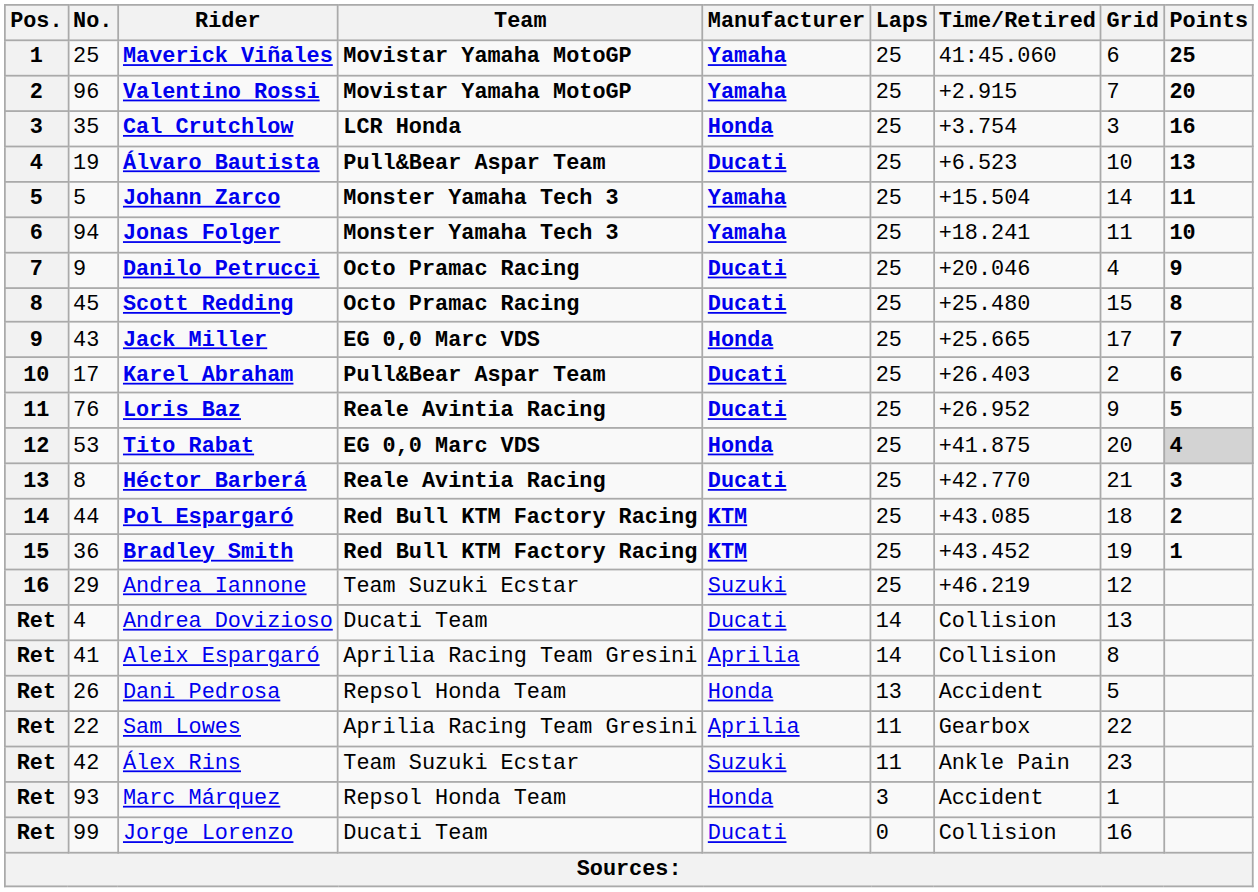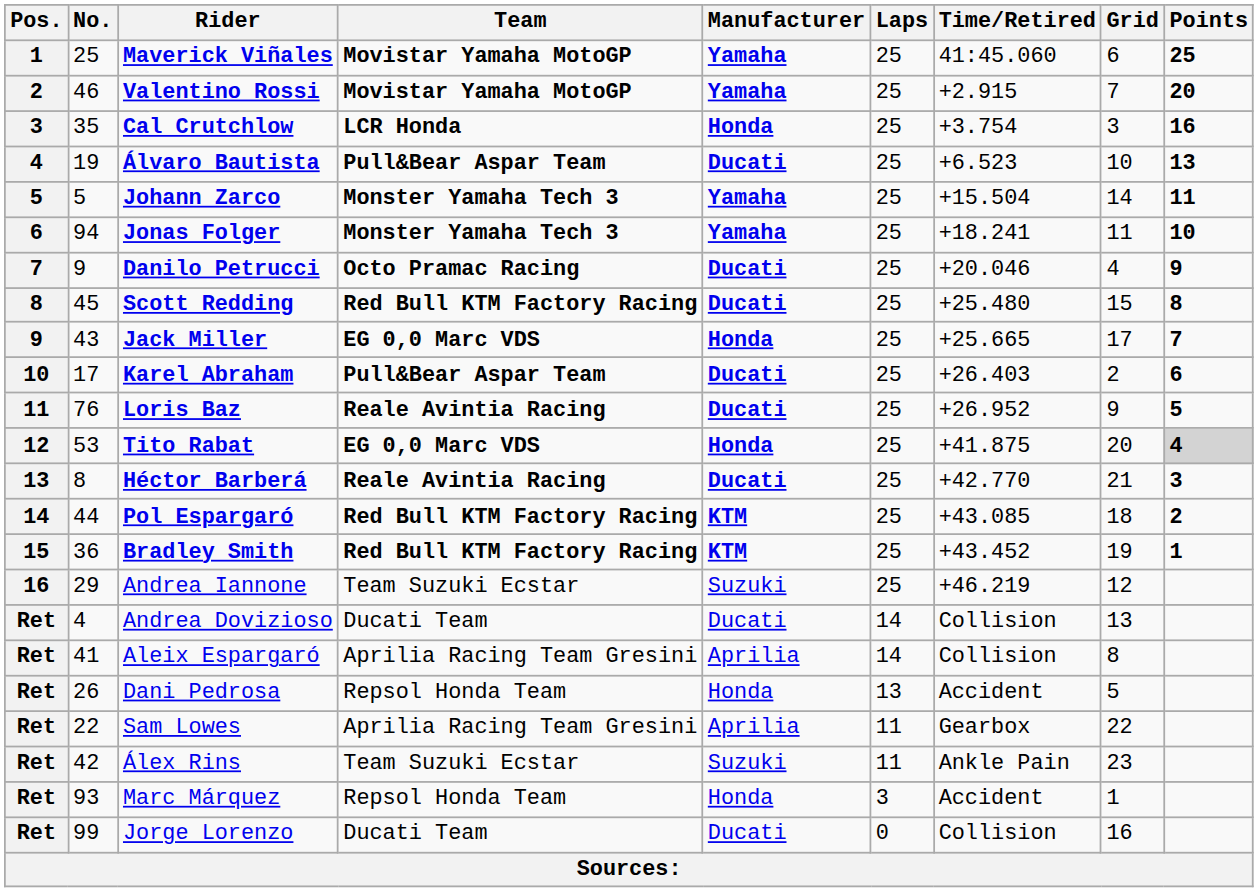(86, 93) 96 -> (86, 93) 46
(461, 305) Octo Pramac Racing -> (520, 305) Red Bull KTM Factory Racing
